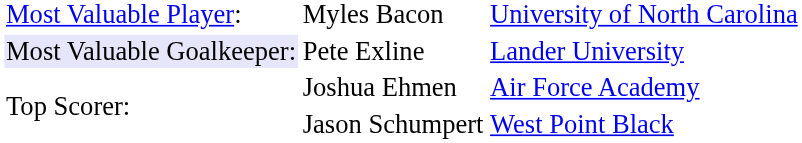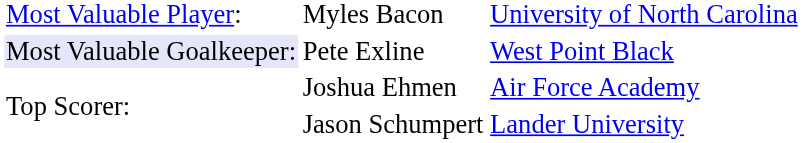(587, 51) Lander University -> (582, 51) West Point Black
(582, 124) West Point Black -> (587, 124) Lander University
